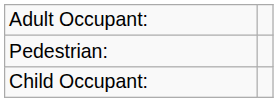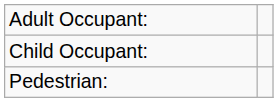rows swapped: (79, 81) <-> (58, 50)
